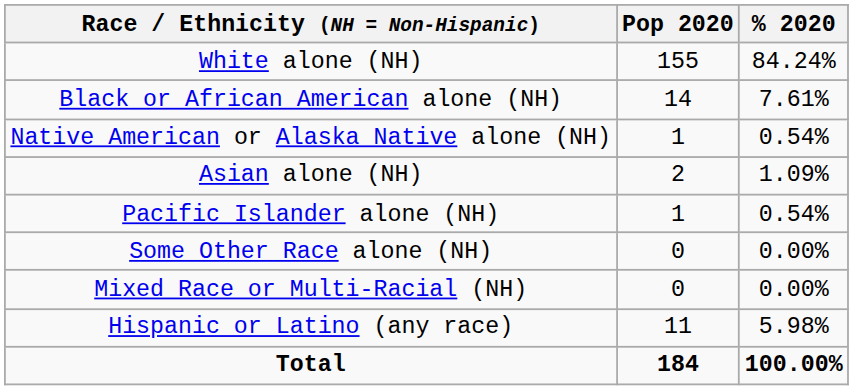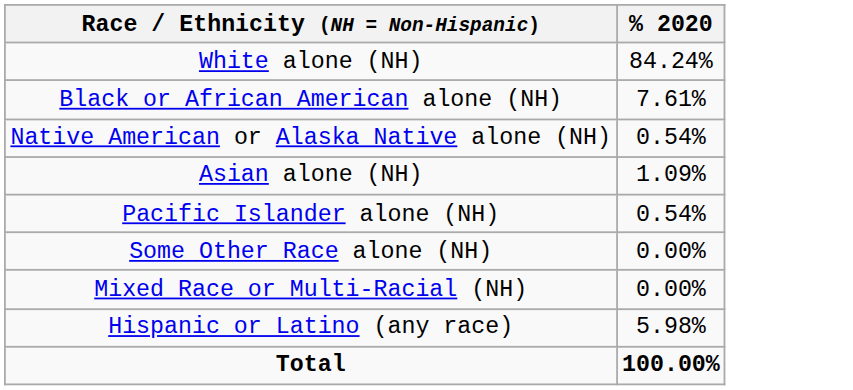- column: (678, 24)
